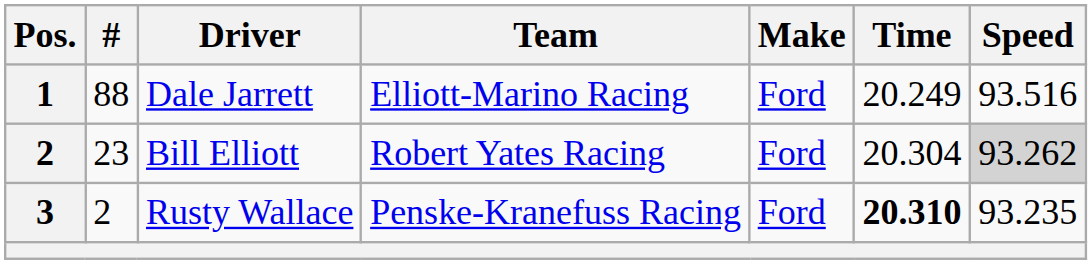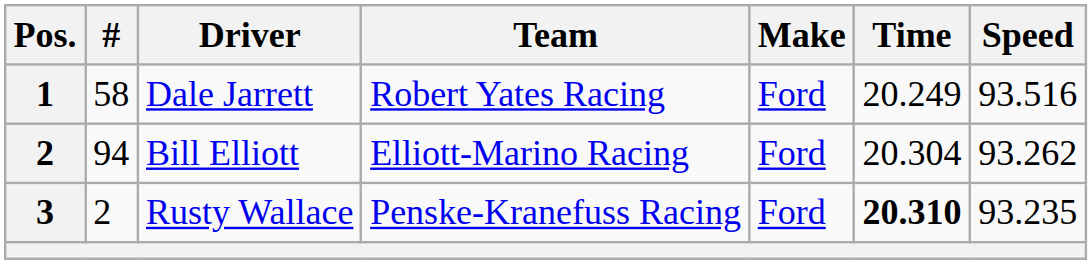(111, 93) 88 -> (111, 93) 58
(530, 93) Elliott-Marino Racing -> (518, 93) Robert Yates Racing
(111, 153) 23 -> (111, 153) 94
(518, 153) Robert Yates Racing -> (530, 153) Elliott-Marino Racing
(1028, 153) lightgrey background -> (1028, 153) no background
